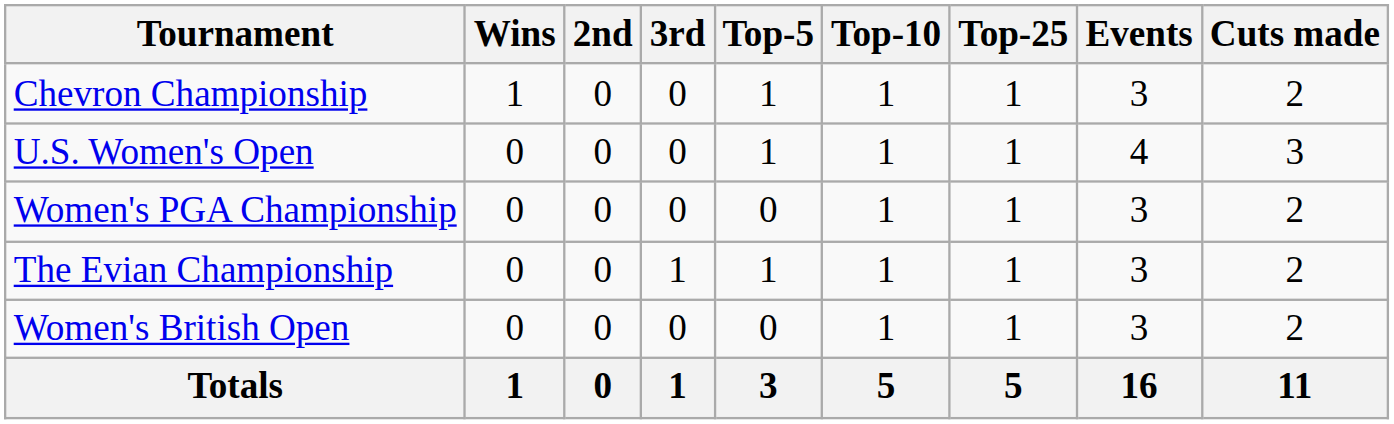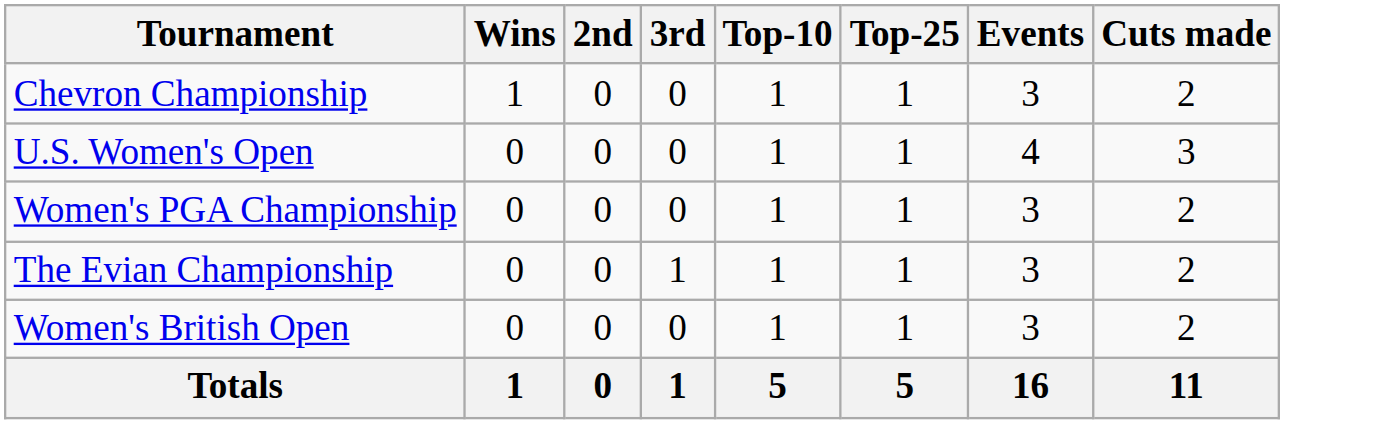- column: (768, 33)
